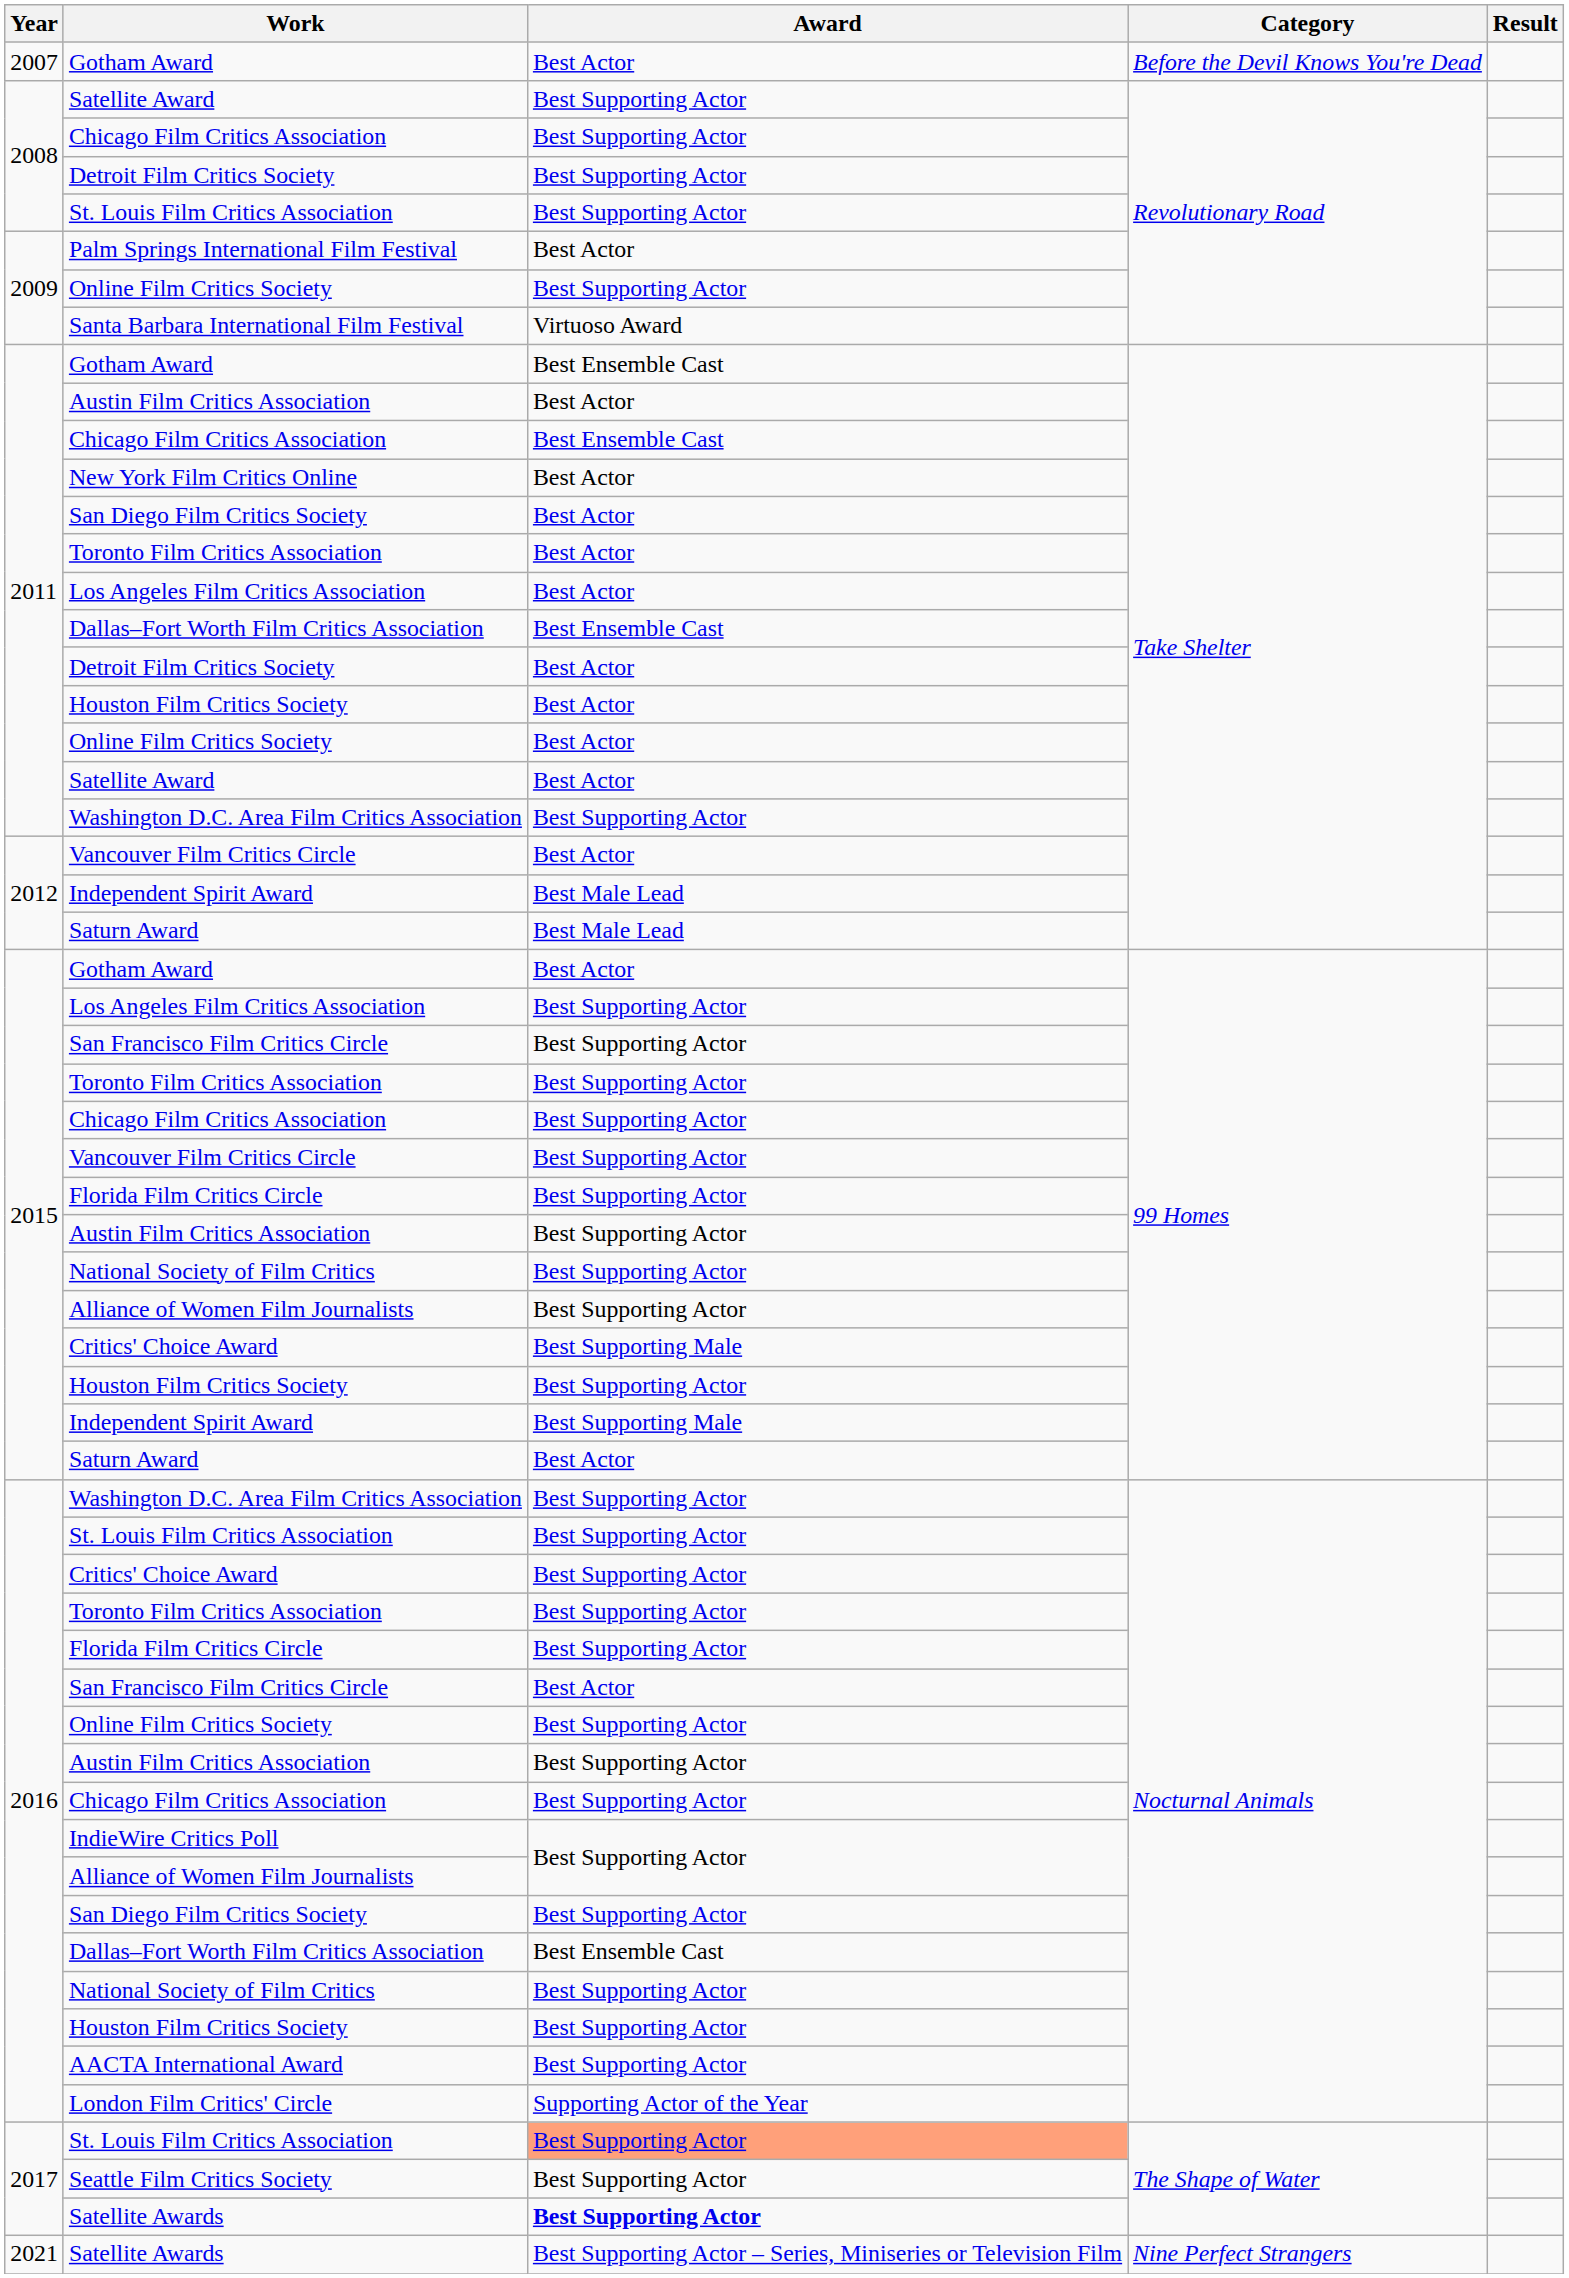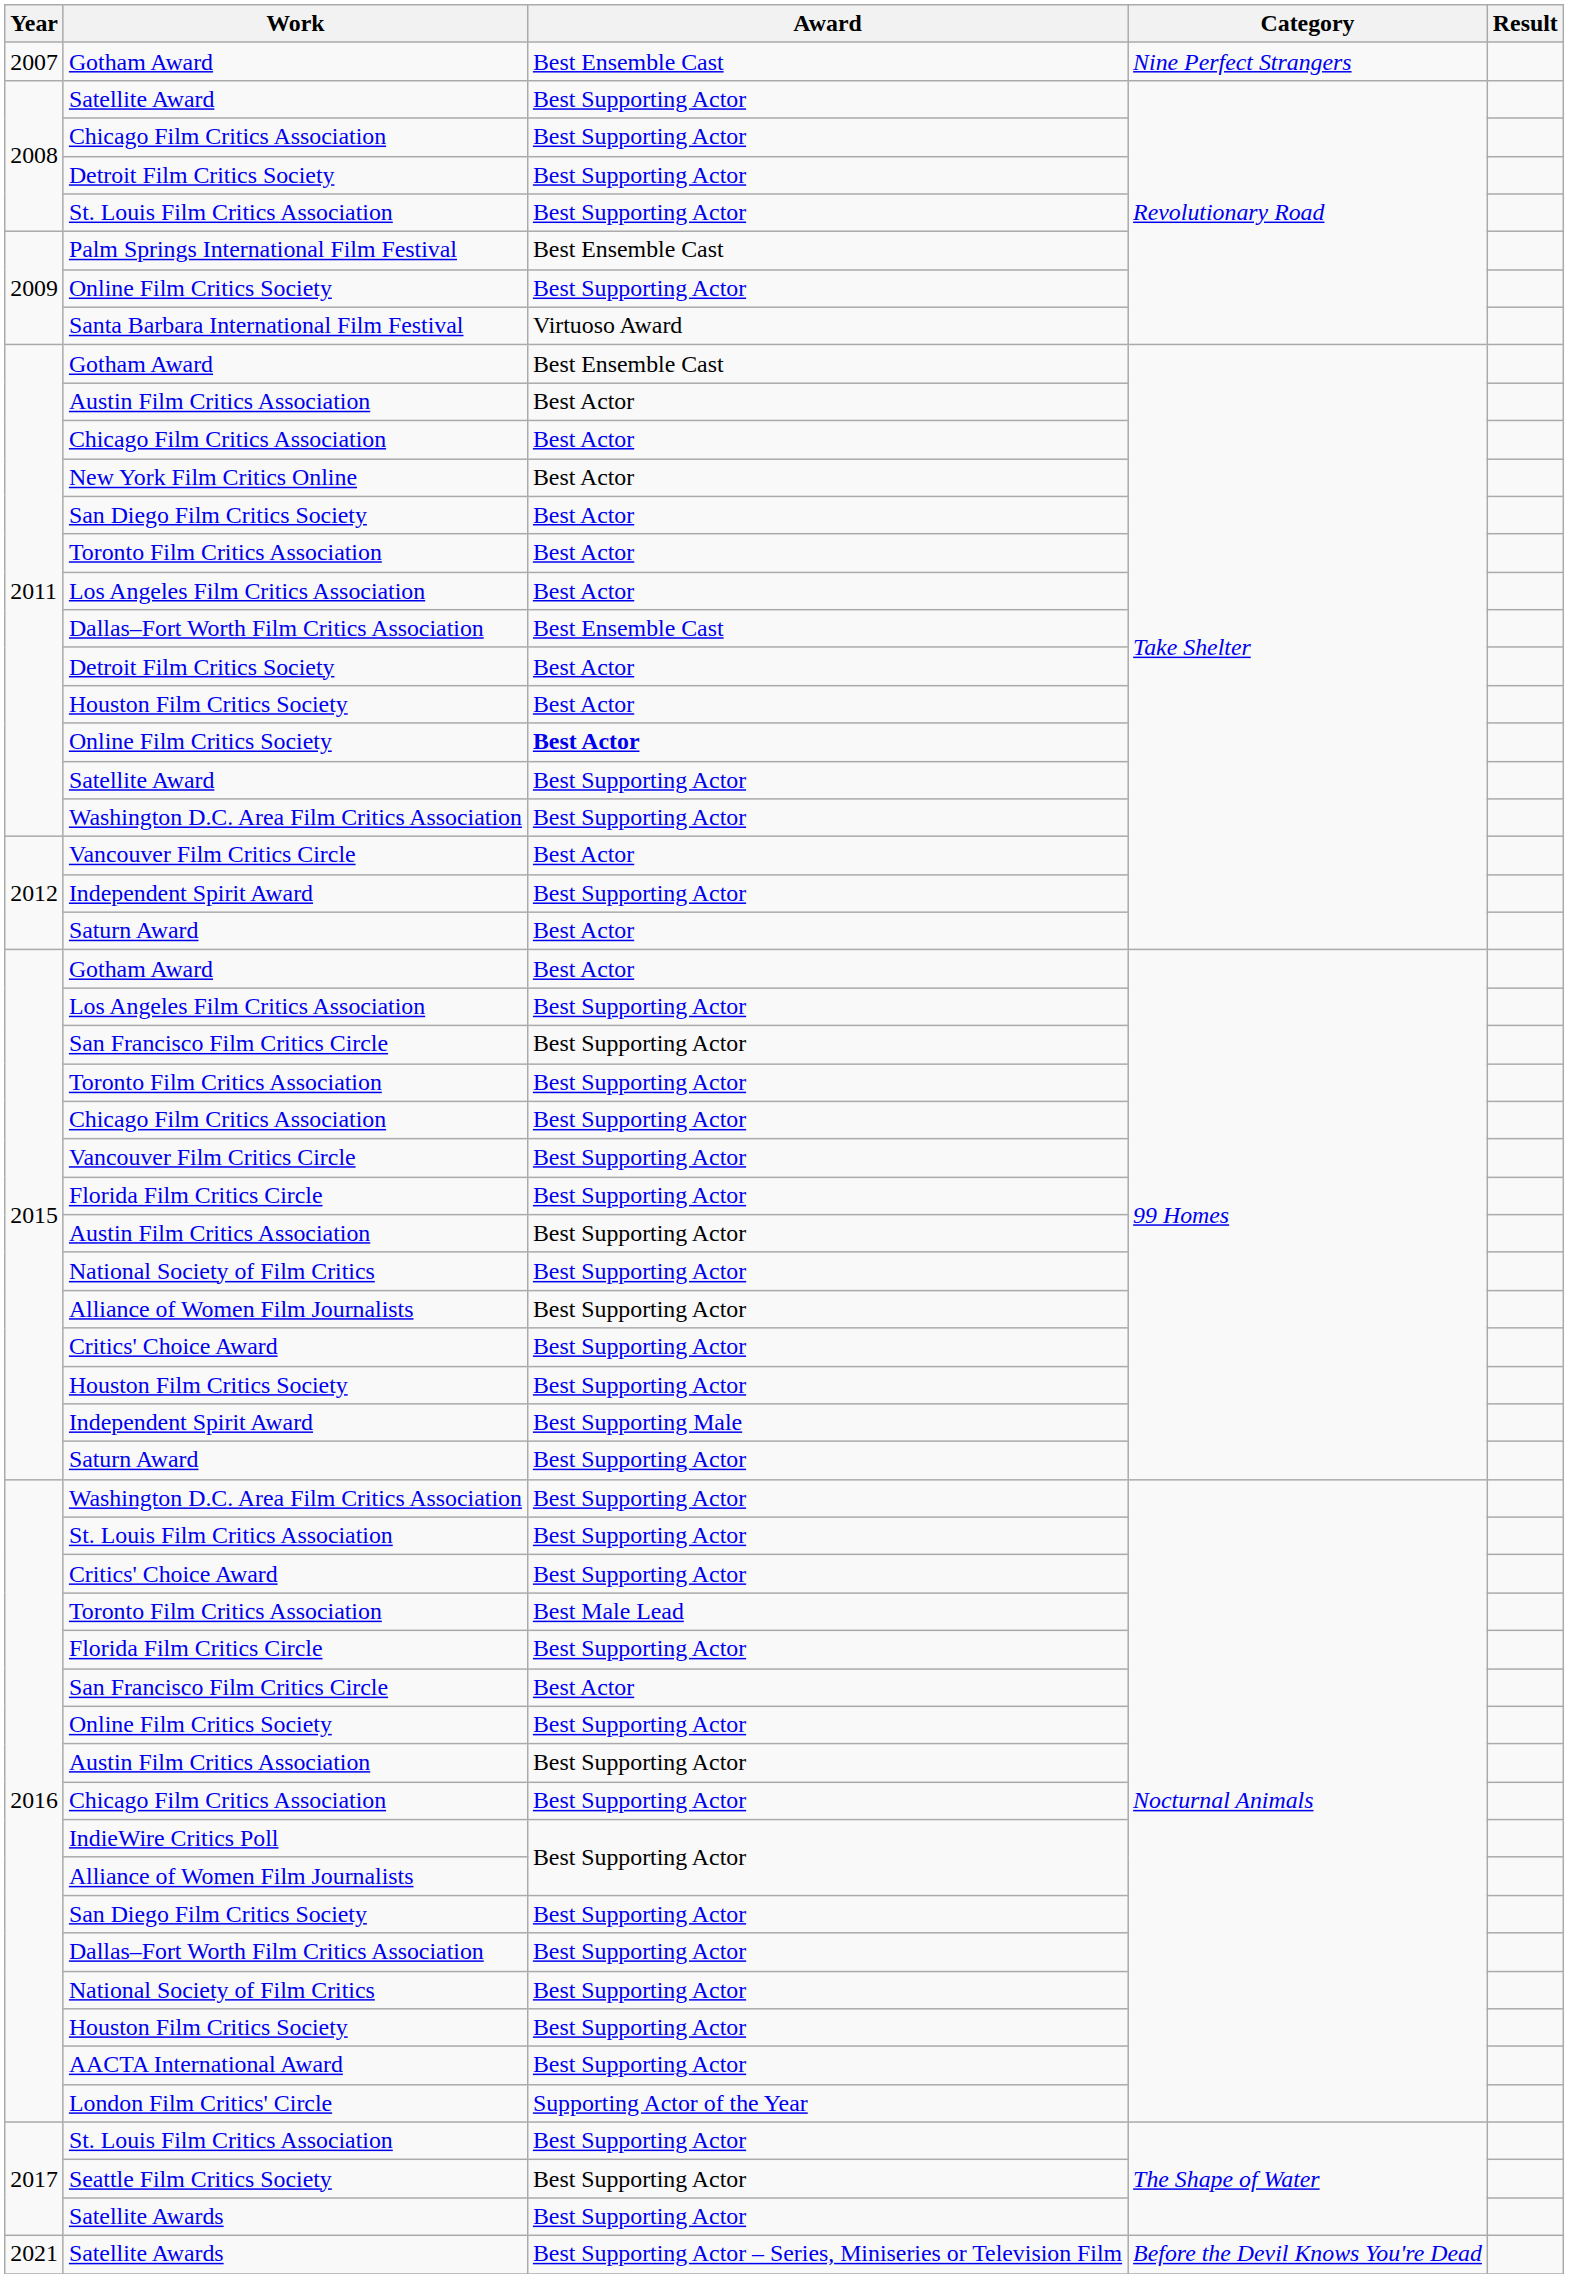(584, 61) Best Actor -> (628, 61) Best Ensemble Cast
(1307, 61) Before the Devil Knows You're Dead -> (1242, 61) Nine Perfect Strangers
(584, 250) Best Actor -> (628, 250) Best Ensemble Cast
(628, 439) Best Ensemble Cast -> (584, 439) Best Actor
(584, 741) normal -> (586, 741) bold
(584, 779) Best Actor -> (640, 779) Best Supporting Actor
(608, 893) Best Male Lead -> (640, 893) Best Supporting Actor
(608, 930) Best Male Lead -> (584, 930) Best Actor
(638, 1346) Best Supporting Male -> (640, 1346) Best Supporting Actor
(584, 1460) Best Actor -> (640, 1460) Best Supporting Actor
(640, 1611) Best Supporting Actor -> (608, 1611) Best Male Lead
(628, 1951) Best Ensemble Cast -> (640, 1951) Best Supporting Actor
(640, 2140) lightsalmon background -> (640, 2140) no background
(647, 2216) bold -> (640, 2216) normal
(1242, 2254) Nine Perfect Strangers -> (1307, 2254) Before the Devil Knows You're Dead
